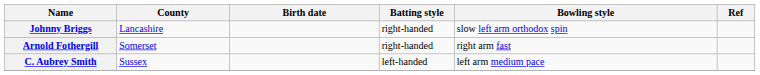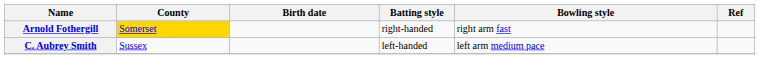- row: (61, 29)
(138, 46) no background -> (138, 29) gold background
